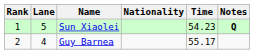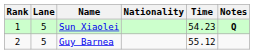(44, 41) 4 -> (44, 41) 5
(202, 41) 55.17 -> (202, 41) 55.12
